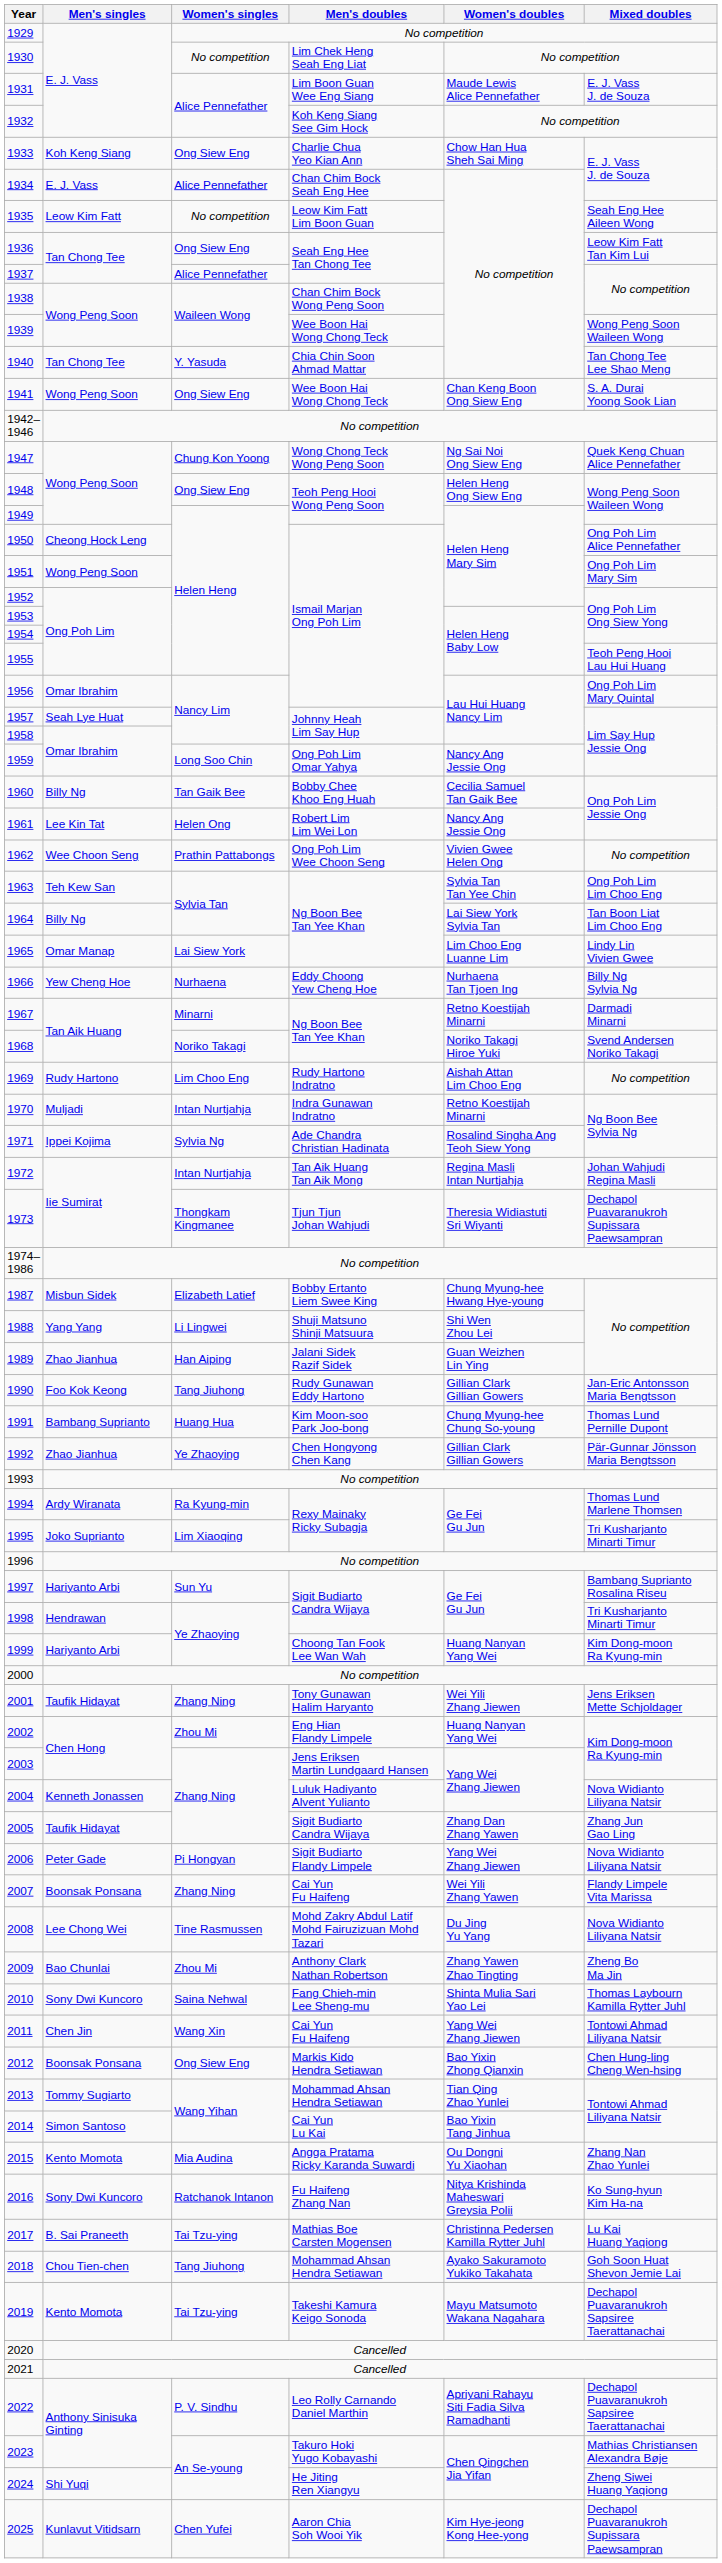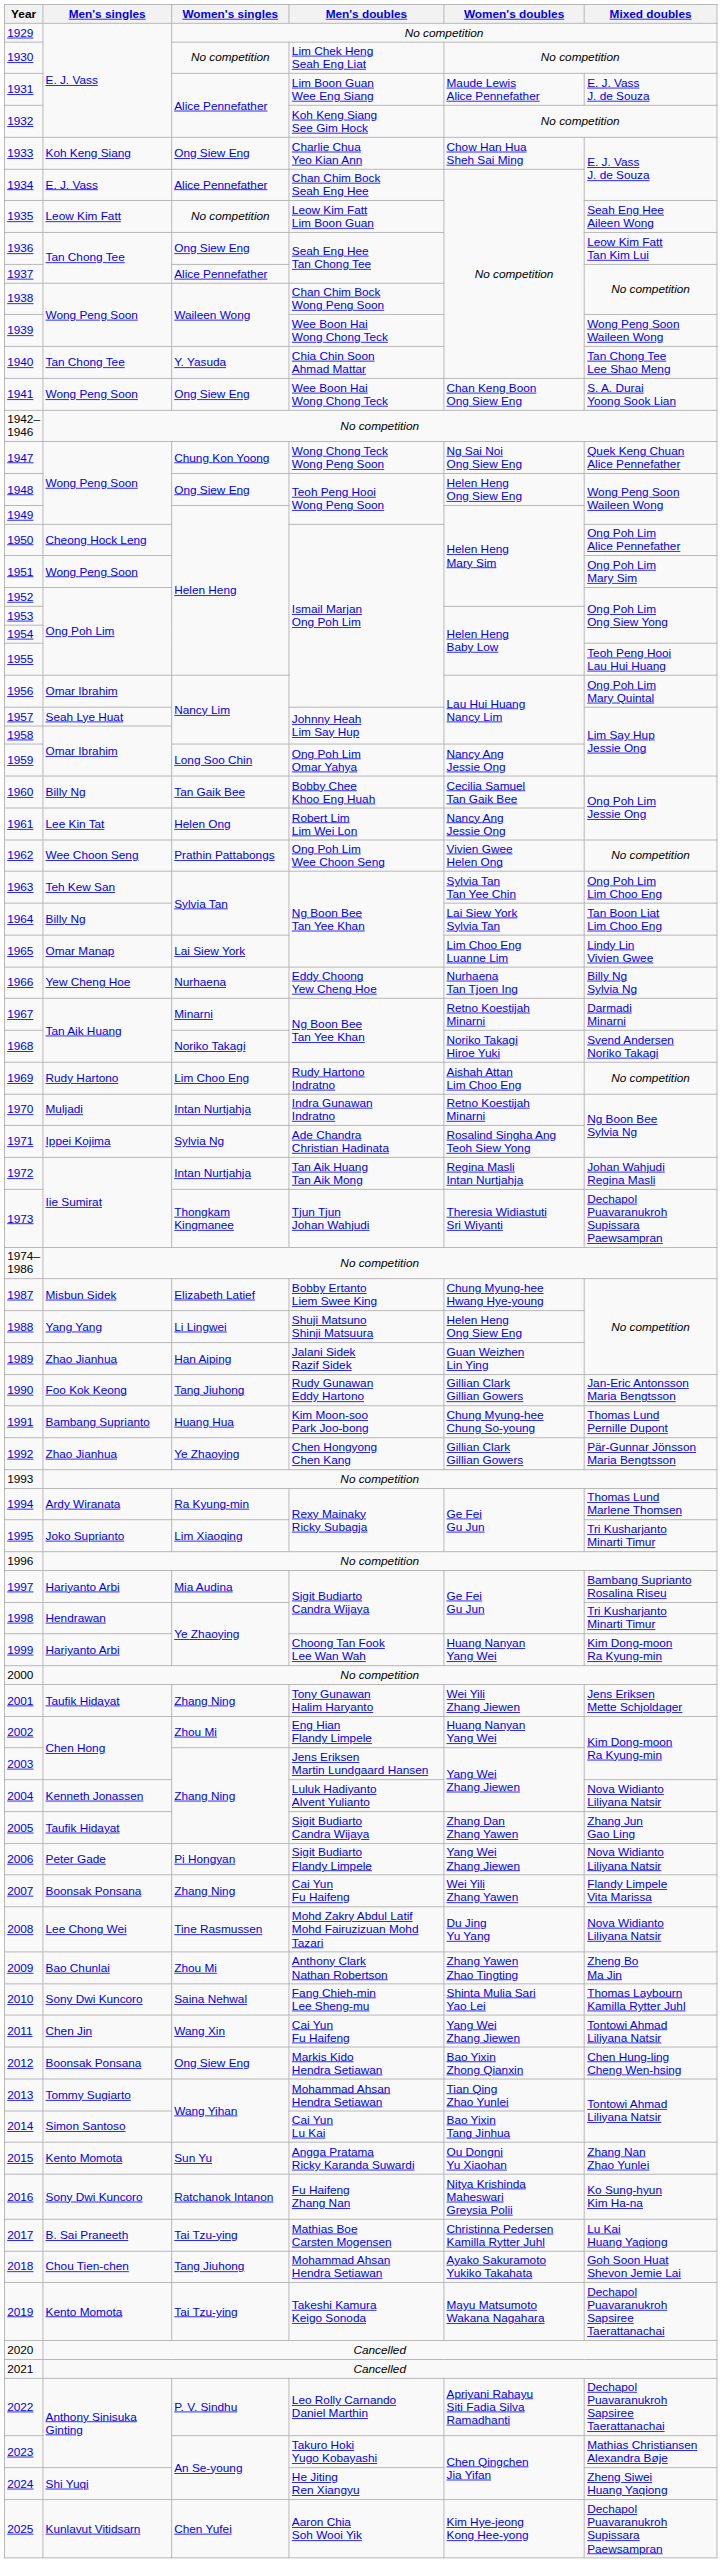(469, 1327) Shi Wen Zhou Lei -> (484, 1327) Helen Heng Ong Siew Eng
(193, 1587) Sun Yu -> (203, 1587) Mia Audina
(203, 2159) Mia Audina -> (193, 2159) Sun Yu
